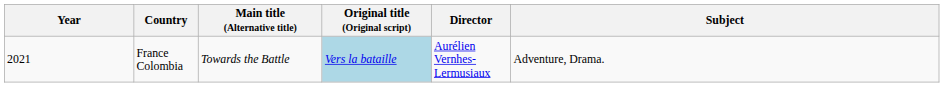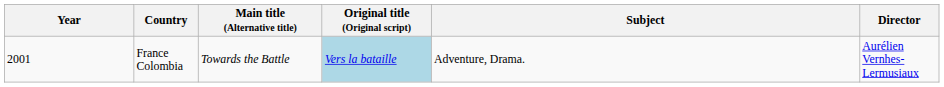columns swapped: (471, 20) <-> (725, 20)
(19, 59) 2021 -> (19, 59) 2001
